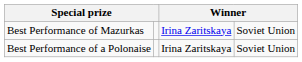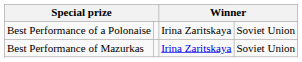rows swapped: (75, 30) <-> (79, 48)
